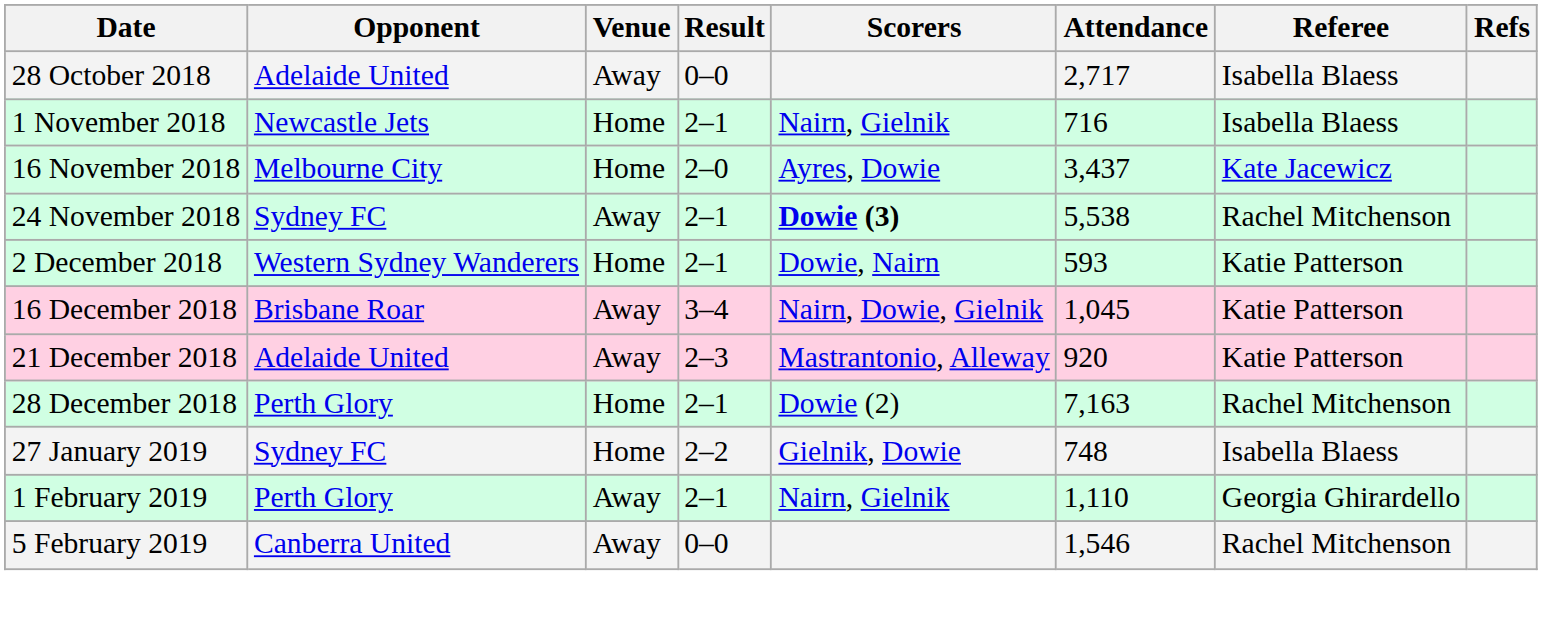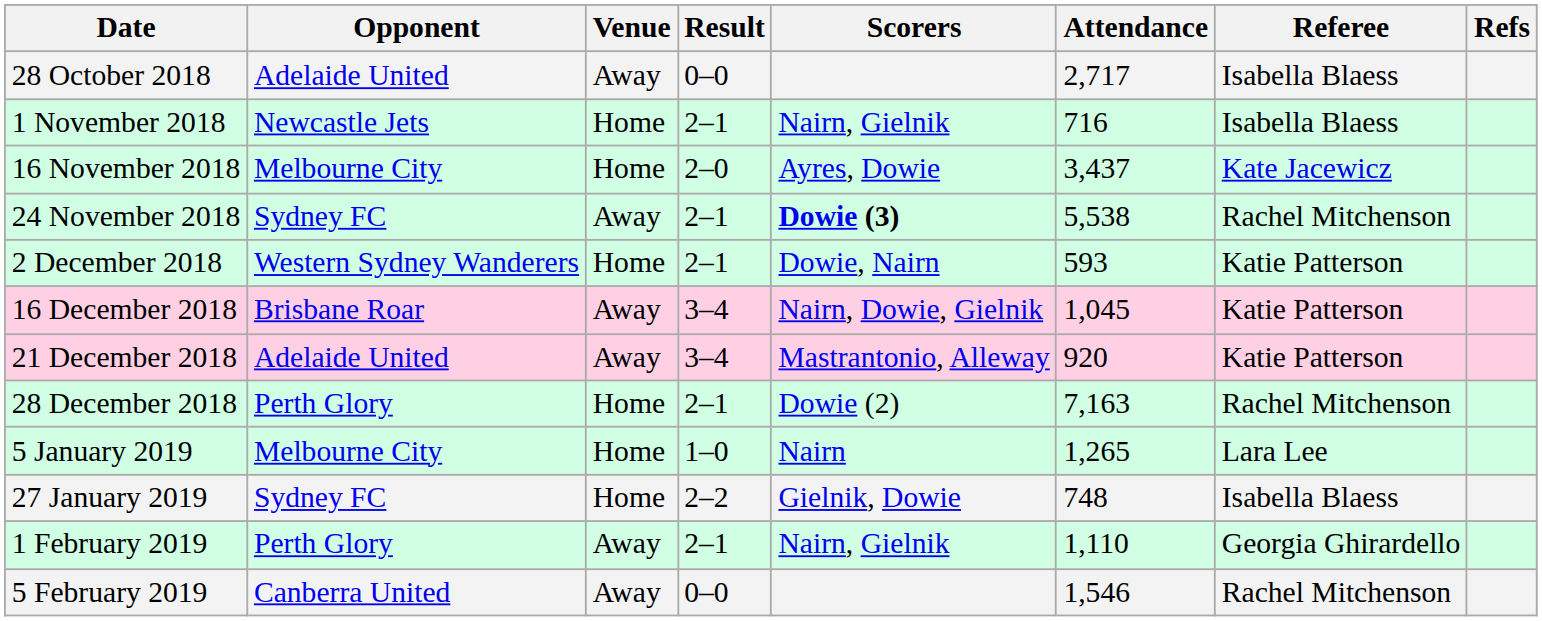(706, 356) 2–3 -> (706, 356) 3–4
+ row: (102, 450)
